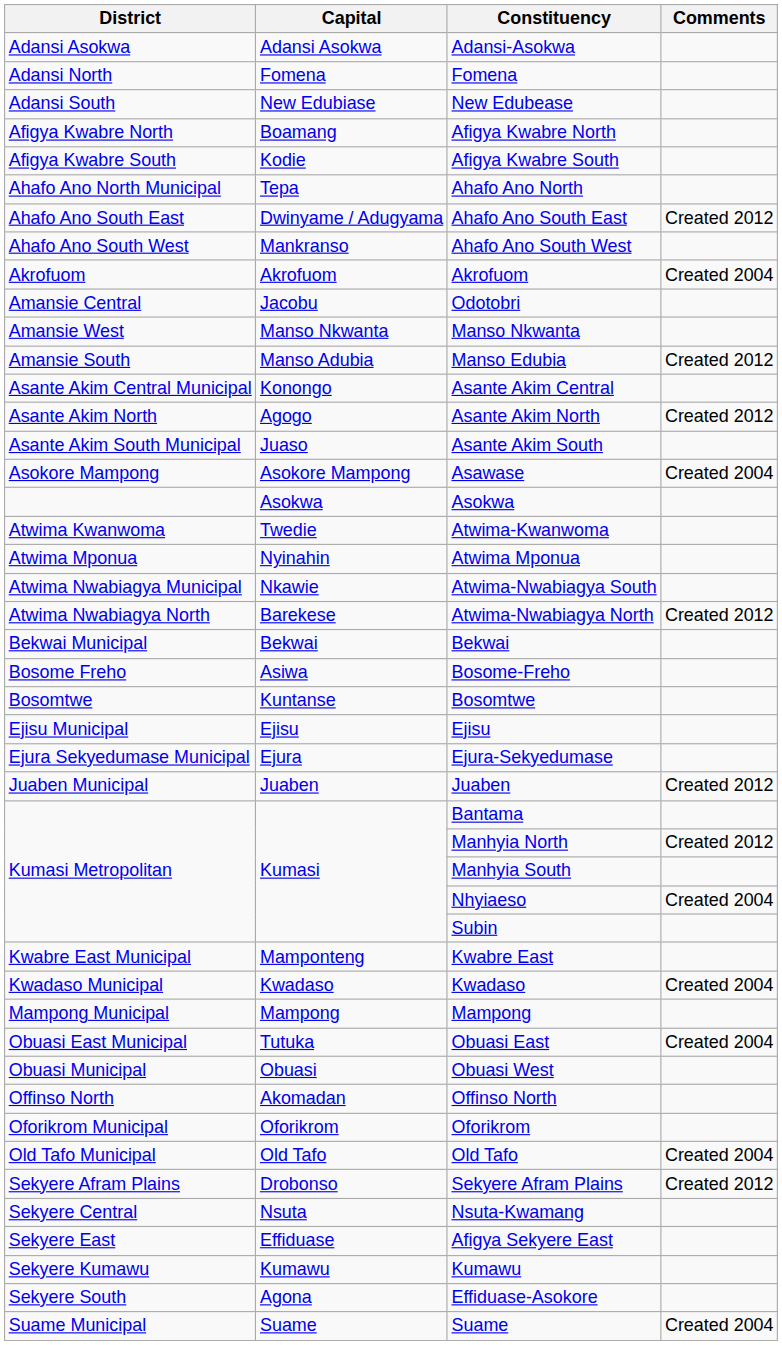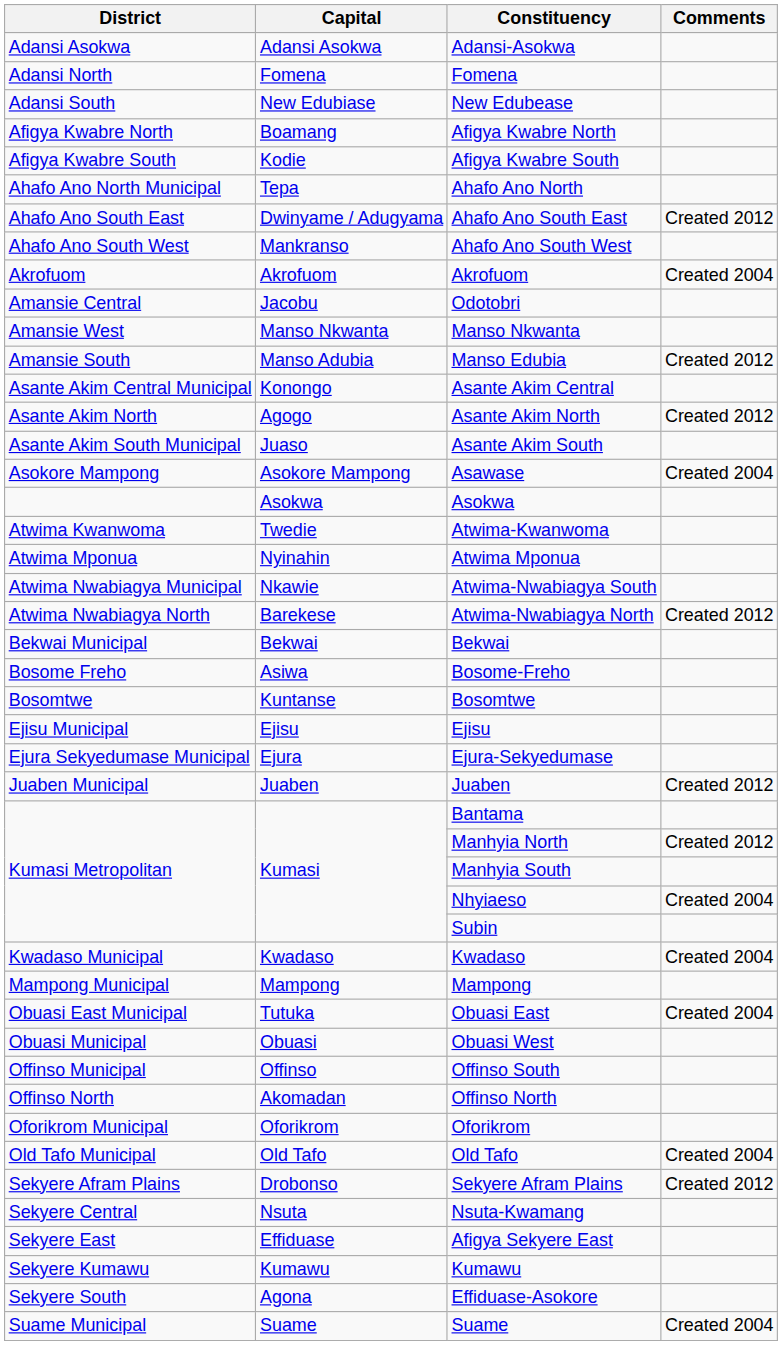- row: (502, 956)
+ row: (506, 1070)
